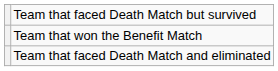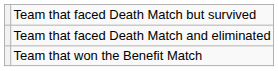rows swapped: (142, 56) <-> (108, 36)
